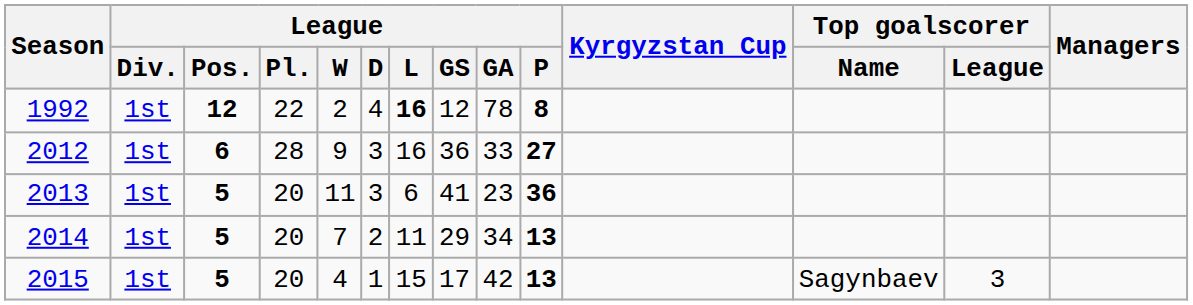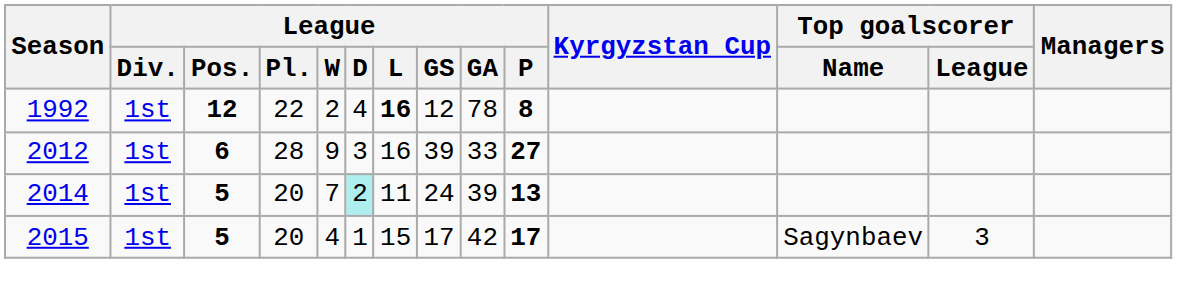(455, 153) 36 -> (439, 153) 39
- row: (58, 195)
(376, 237) no background -> (360, 195) paleturquoise background
(455, 237) 29 -> (439, 195) 24
(498, 237) 34 -> (482, 195) 39
(541, 279) 13 -> (526, 237) 17
